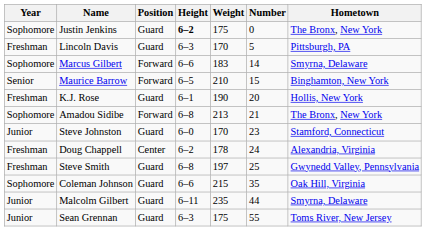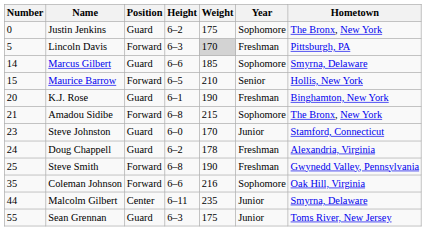columns swapped: (267, 13) <-> (31, 13)
(186, 30) bold -> (175, 30) normal
(151, 47) Guard -> (144, 47) Forward
(220, 47) no background -> (210, 47) lightgrey background
(155, 64) Forward -> (140, 64) Guard
(220, 64) 183 -> (210, 64) 185
(340, 81) Binghamton, New York -> (327, 81) Hollis, New York
(327, 98) Hollis, New York -> (340, 98) Binghamton, New York
(220, 115) 213 -> (210, 115) 215
(151, 149) Center -> (140, 149) Guard
(151, 166) Guard -> (144, 166) Forward
(220, 166) 197 -> (210, 166) 190
(151, 183) Guard -> (144, 183) Forward
(220, 183) 215 -> (210, 183) 216
(151, 200) Guard -> (141, 200) Center
